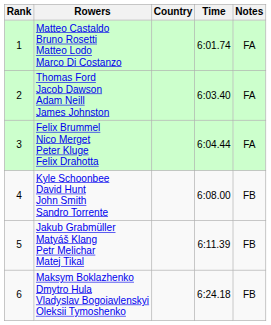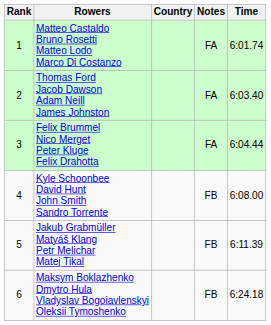columns swapped: (214, 12) <-> (249, 12)
